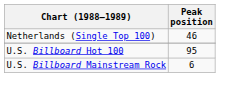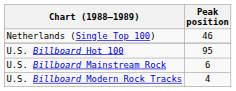+ row: (94, 79)
